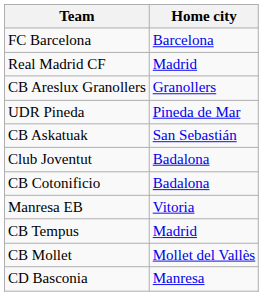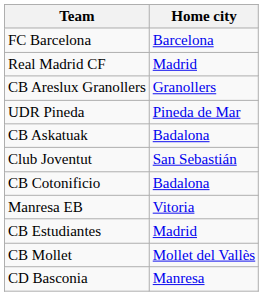(195, 135) San Sebastián -> (181, 135) Badalona
(181, 159) Badalona -> (195, 159) San Sebastián
+ row: (55, 231)
- row: (43, 231)
